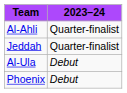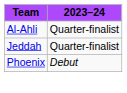- row: (21, 63)
